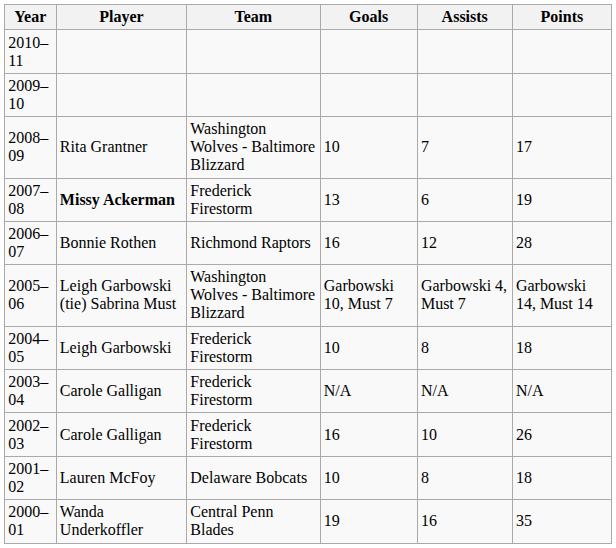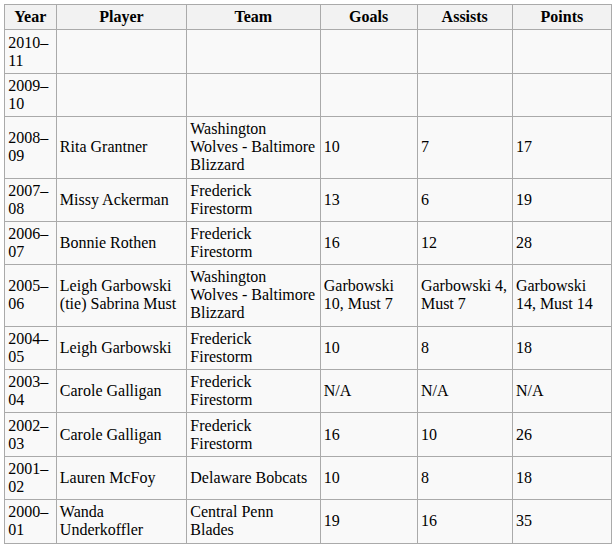(117, 199) bold -> (114, 199) normal
(251, 243) Richmond Raptors -> (221, 243) Frederick Firestorm
